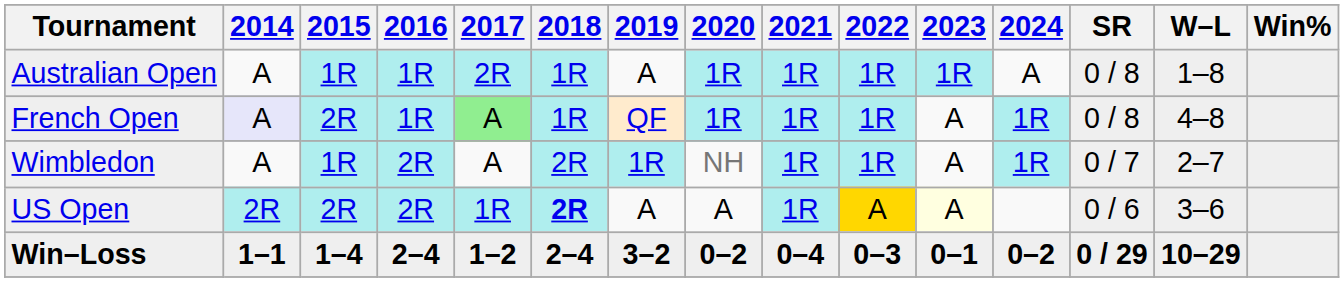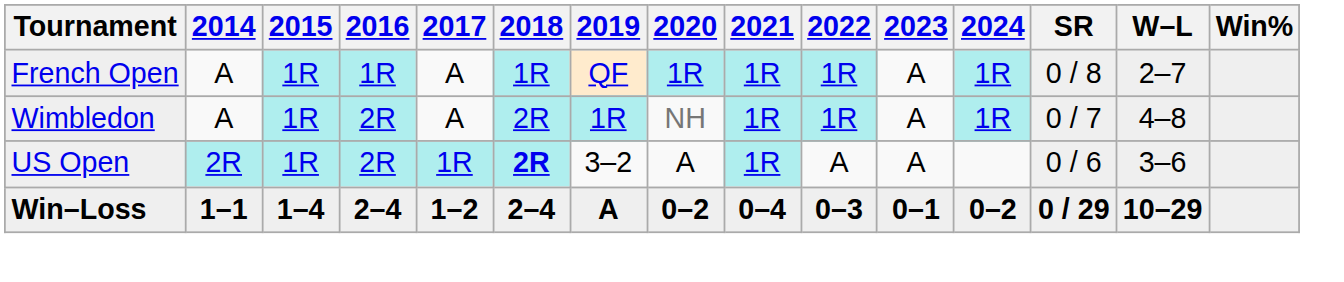- row: (114, 72)
(262, 118) lavender background -> (224, 72) no background
(339, 118) 2R -> (301, 72) 1R
(493, 118) lightgreen background -> (454, 72) no background
(1201, 118) 4–8 -> (1163, 72) 2–7
(1201, 163) 2–7 -> (1163, 118) 4–8
(339, 208) 2R -> (301, 163) 1R
(646, 208) A -> (608, 163) 3–2
(877, 208) gold background -> (839, 163) no background
(954, 208) lightyellow background -> (916, 163) no background
(646, 254) 3–2 -> (608, 208) A
